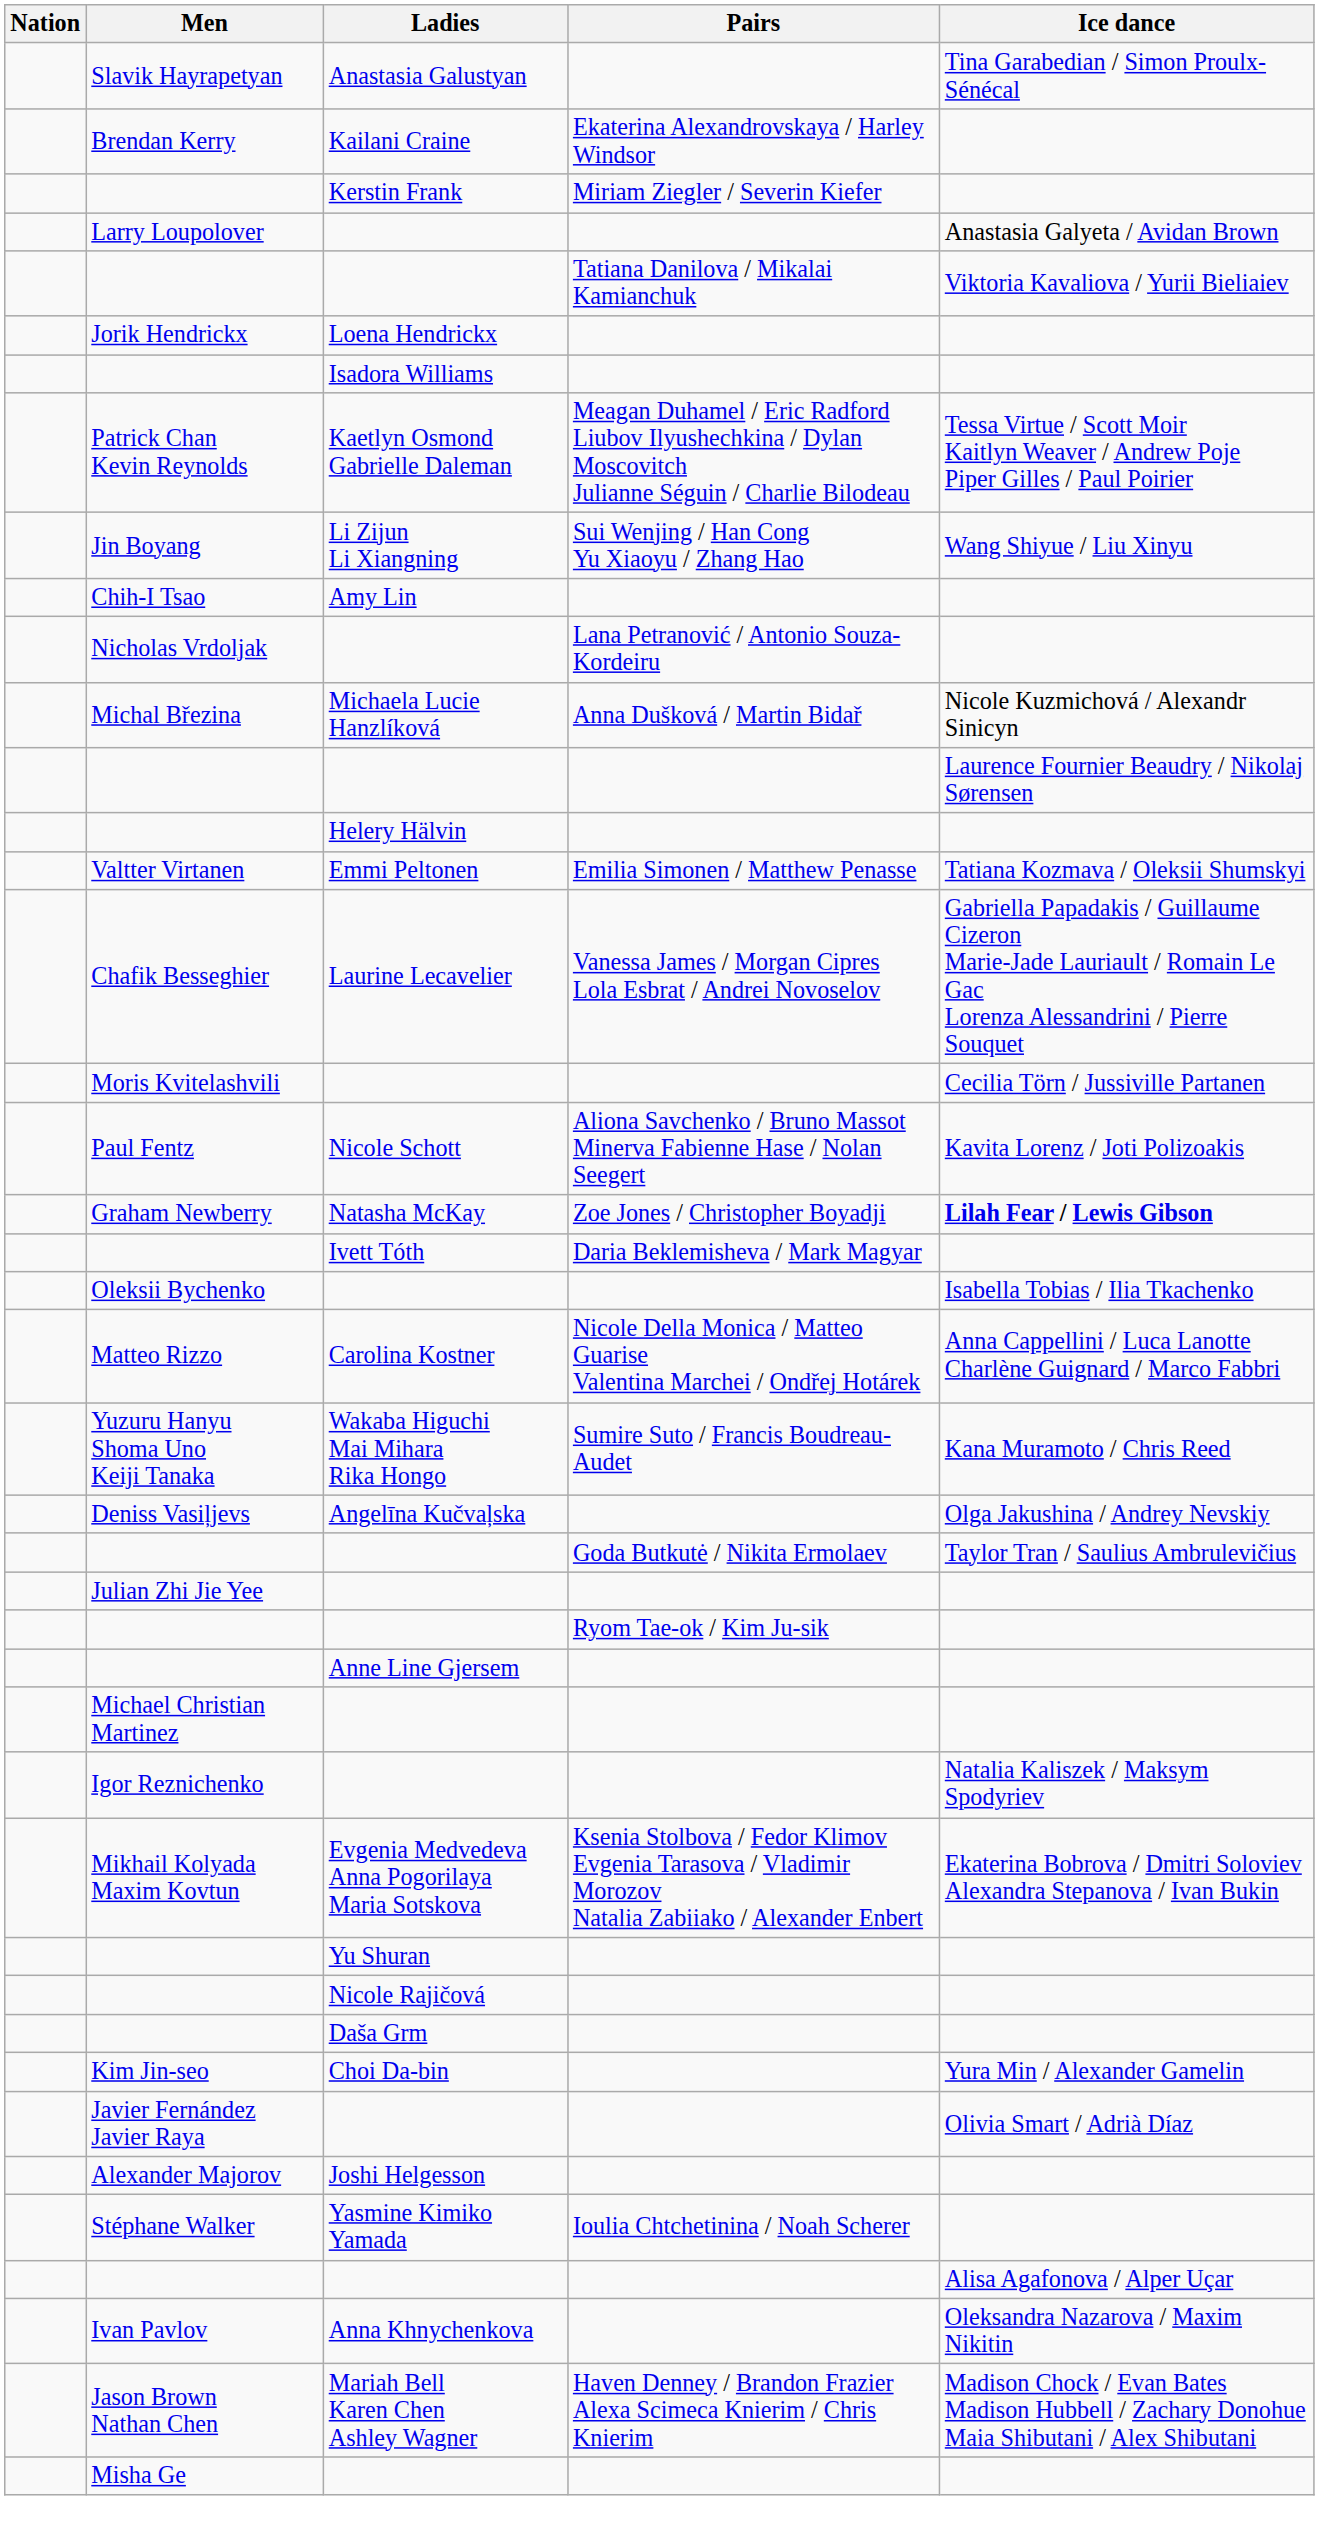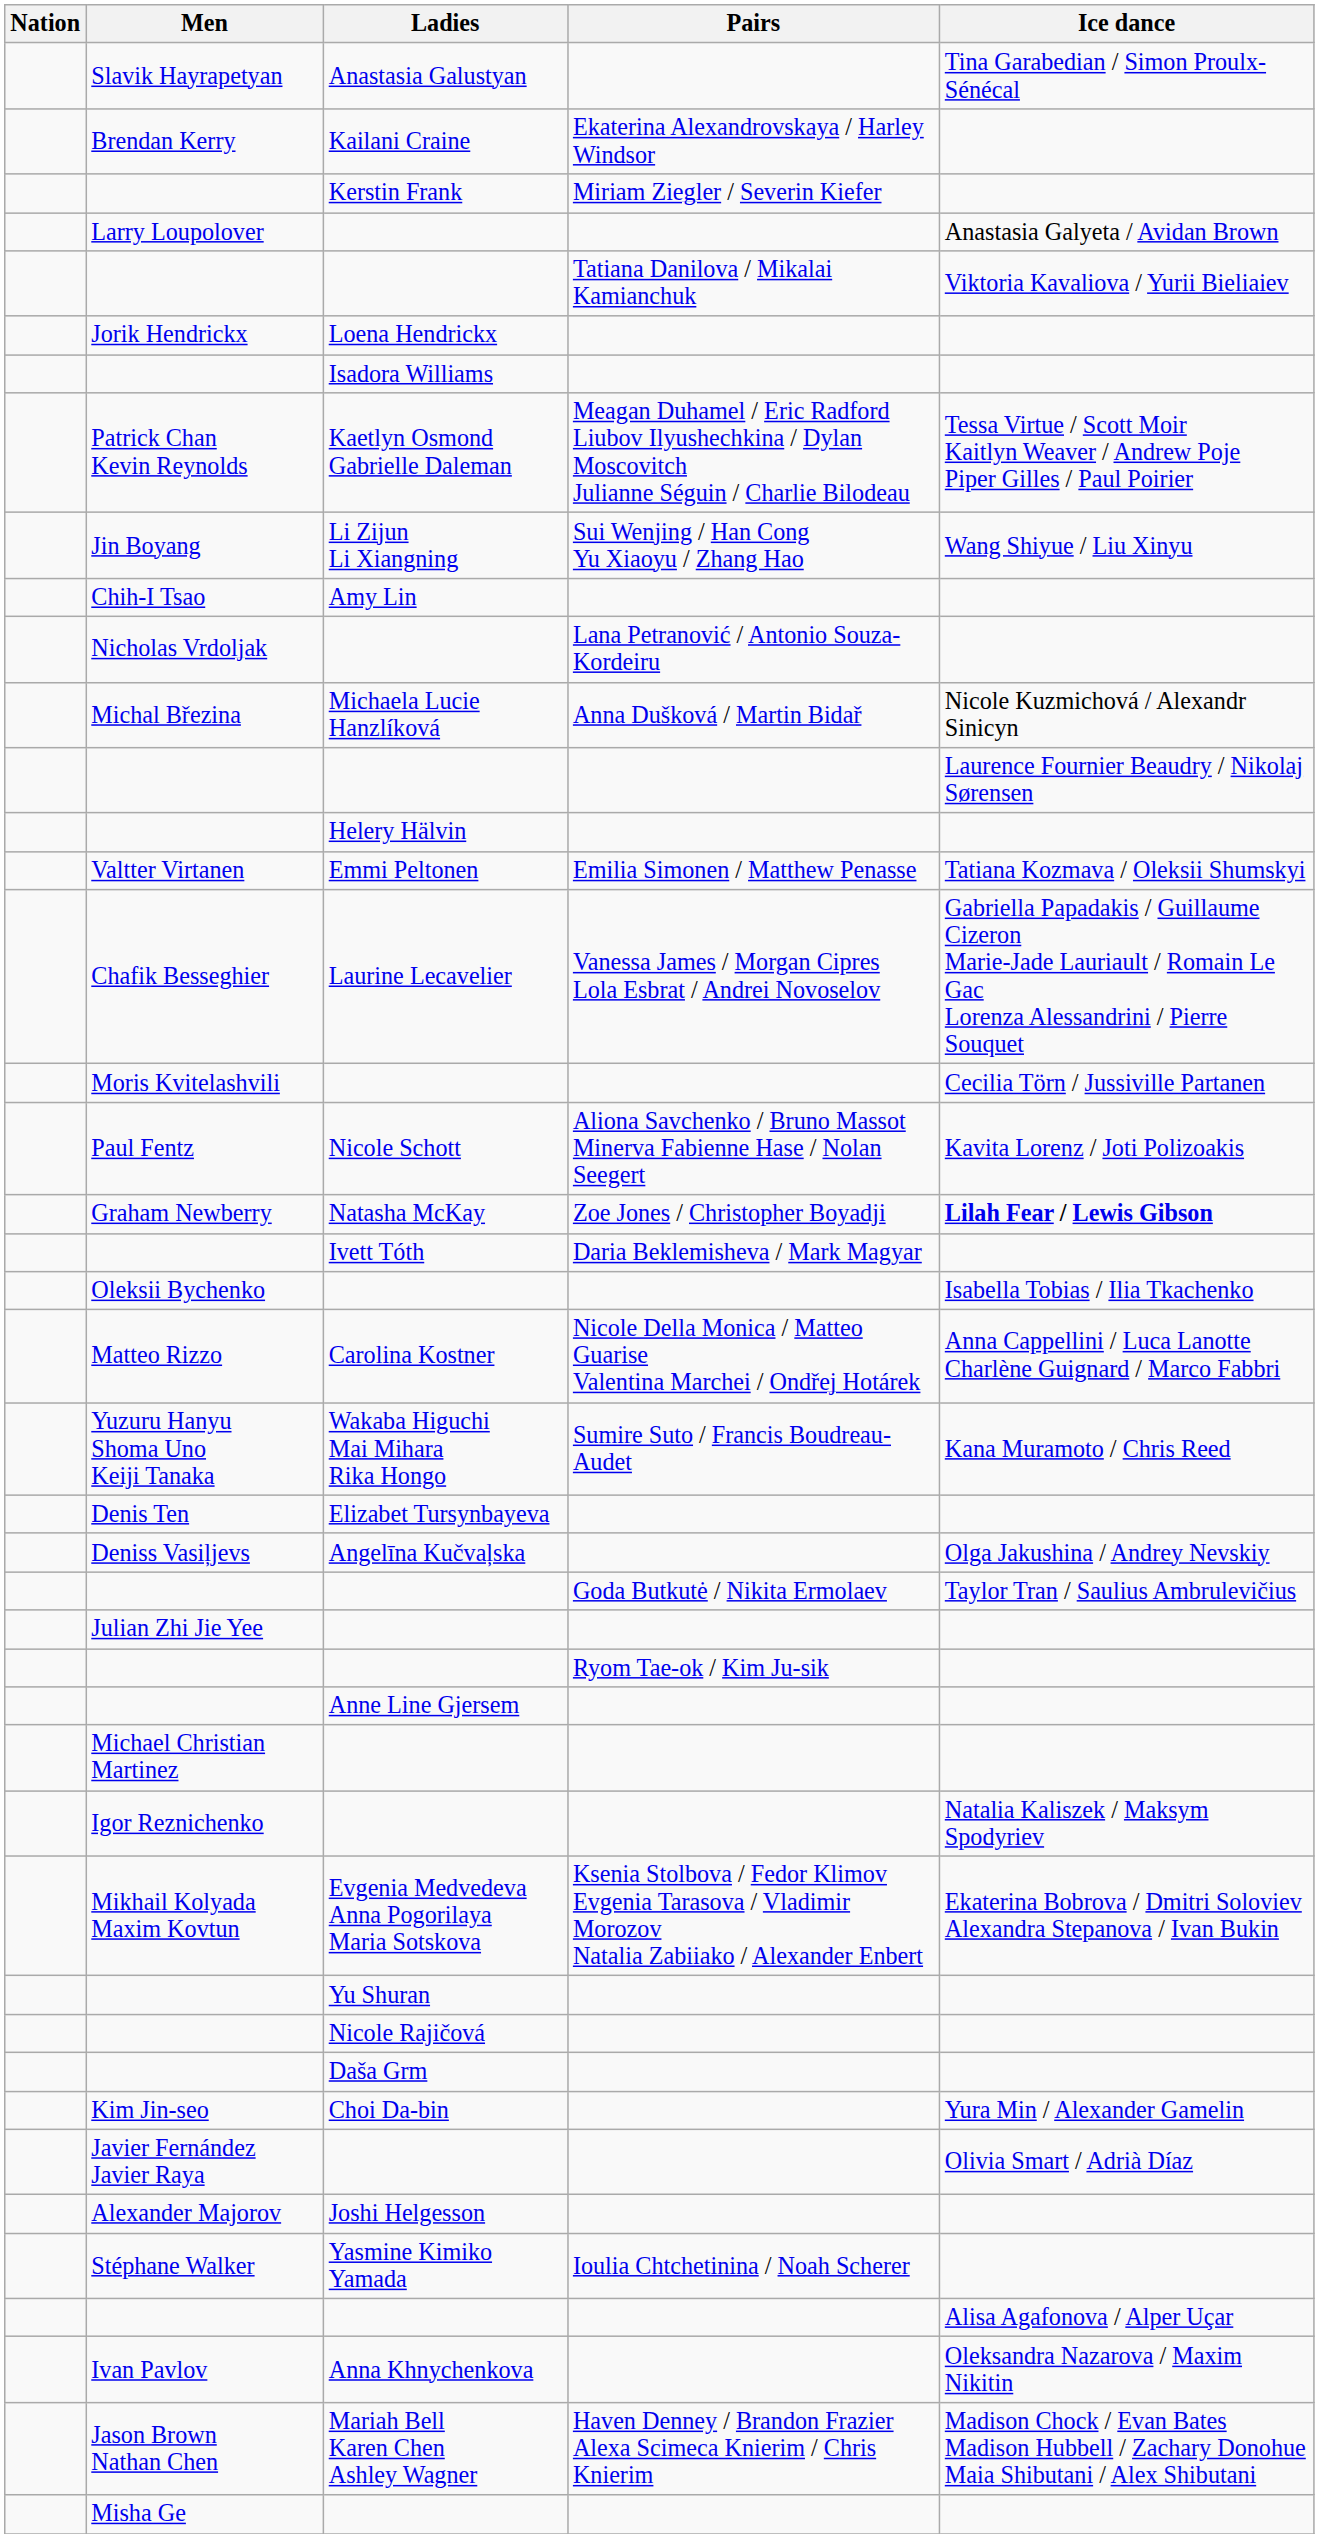+ row: (140, 1514)
